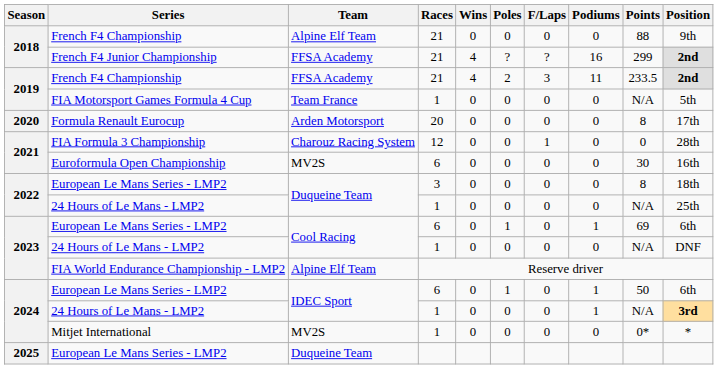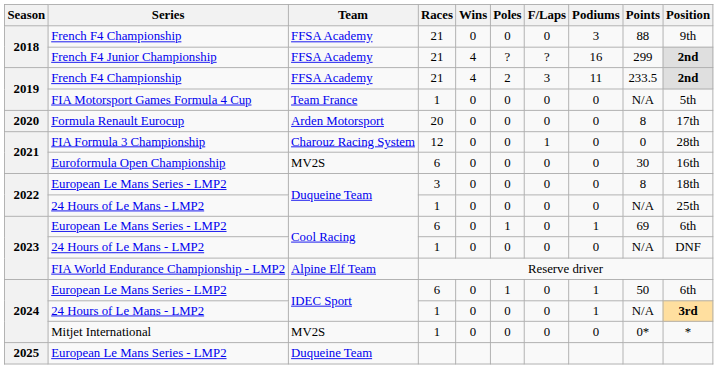(334, 36) Alpine Elf Team -> (332, 36) FFSA Academy
(596, 36) 0 -> (596, 36) 3
